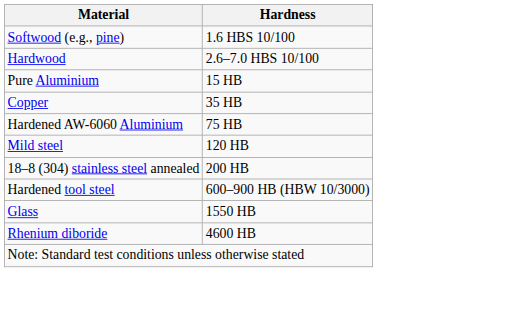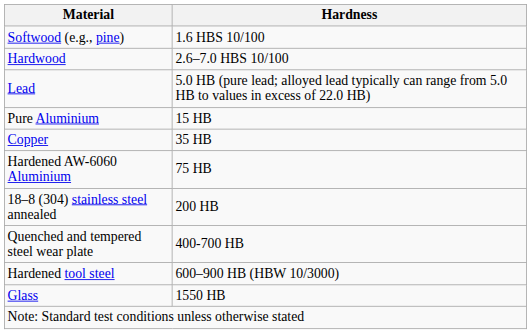+ row: (21, 88)
- row: (35, 146)
+ row: (74, 244)
- row: (57, 233)
